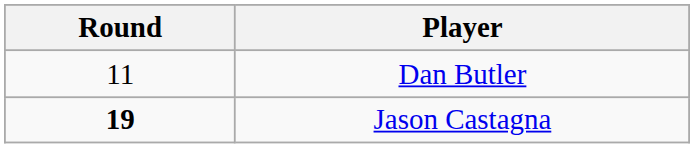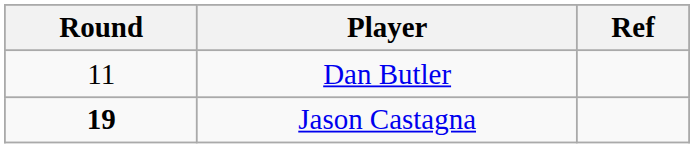+ column: (633, 27)
